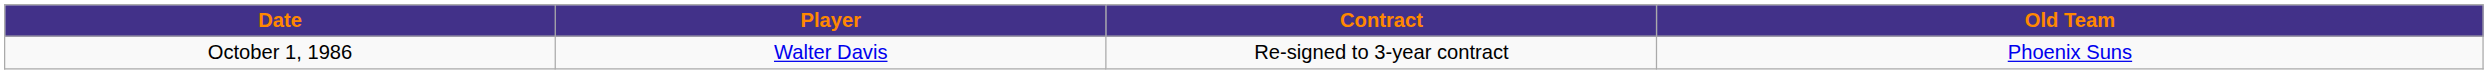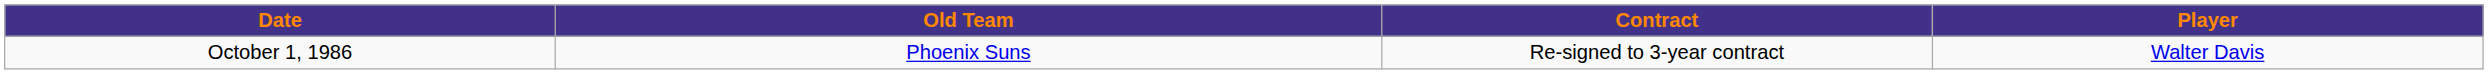columns swapped: (831, 20) <-> (2070, 20)
